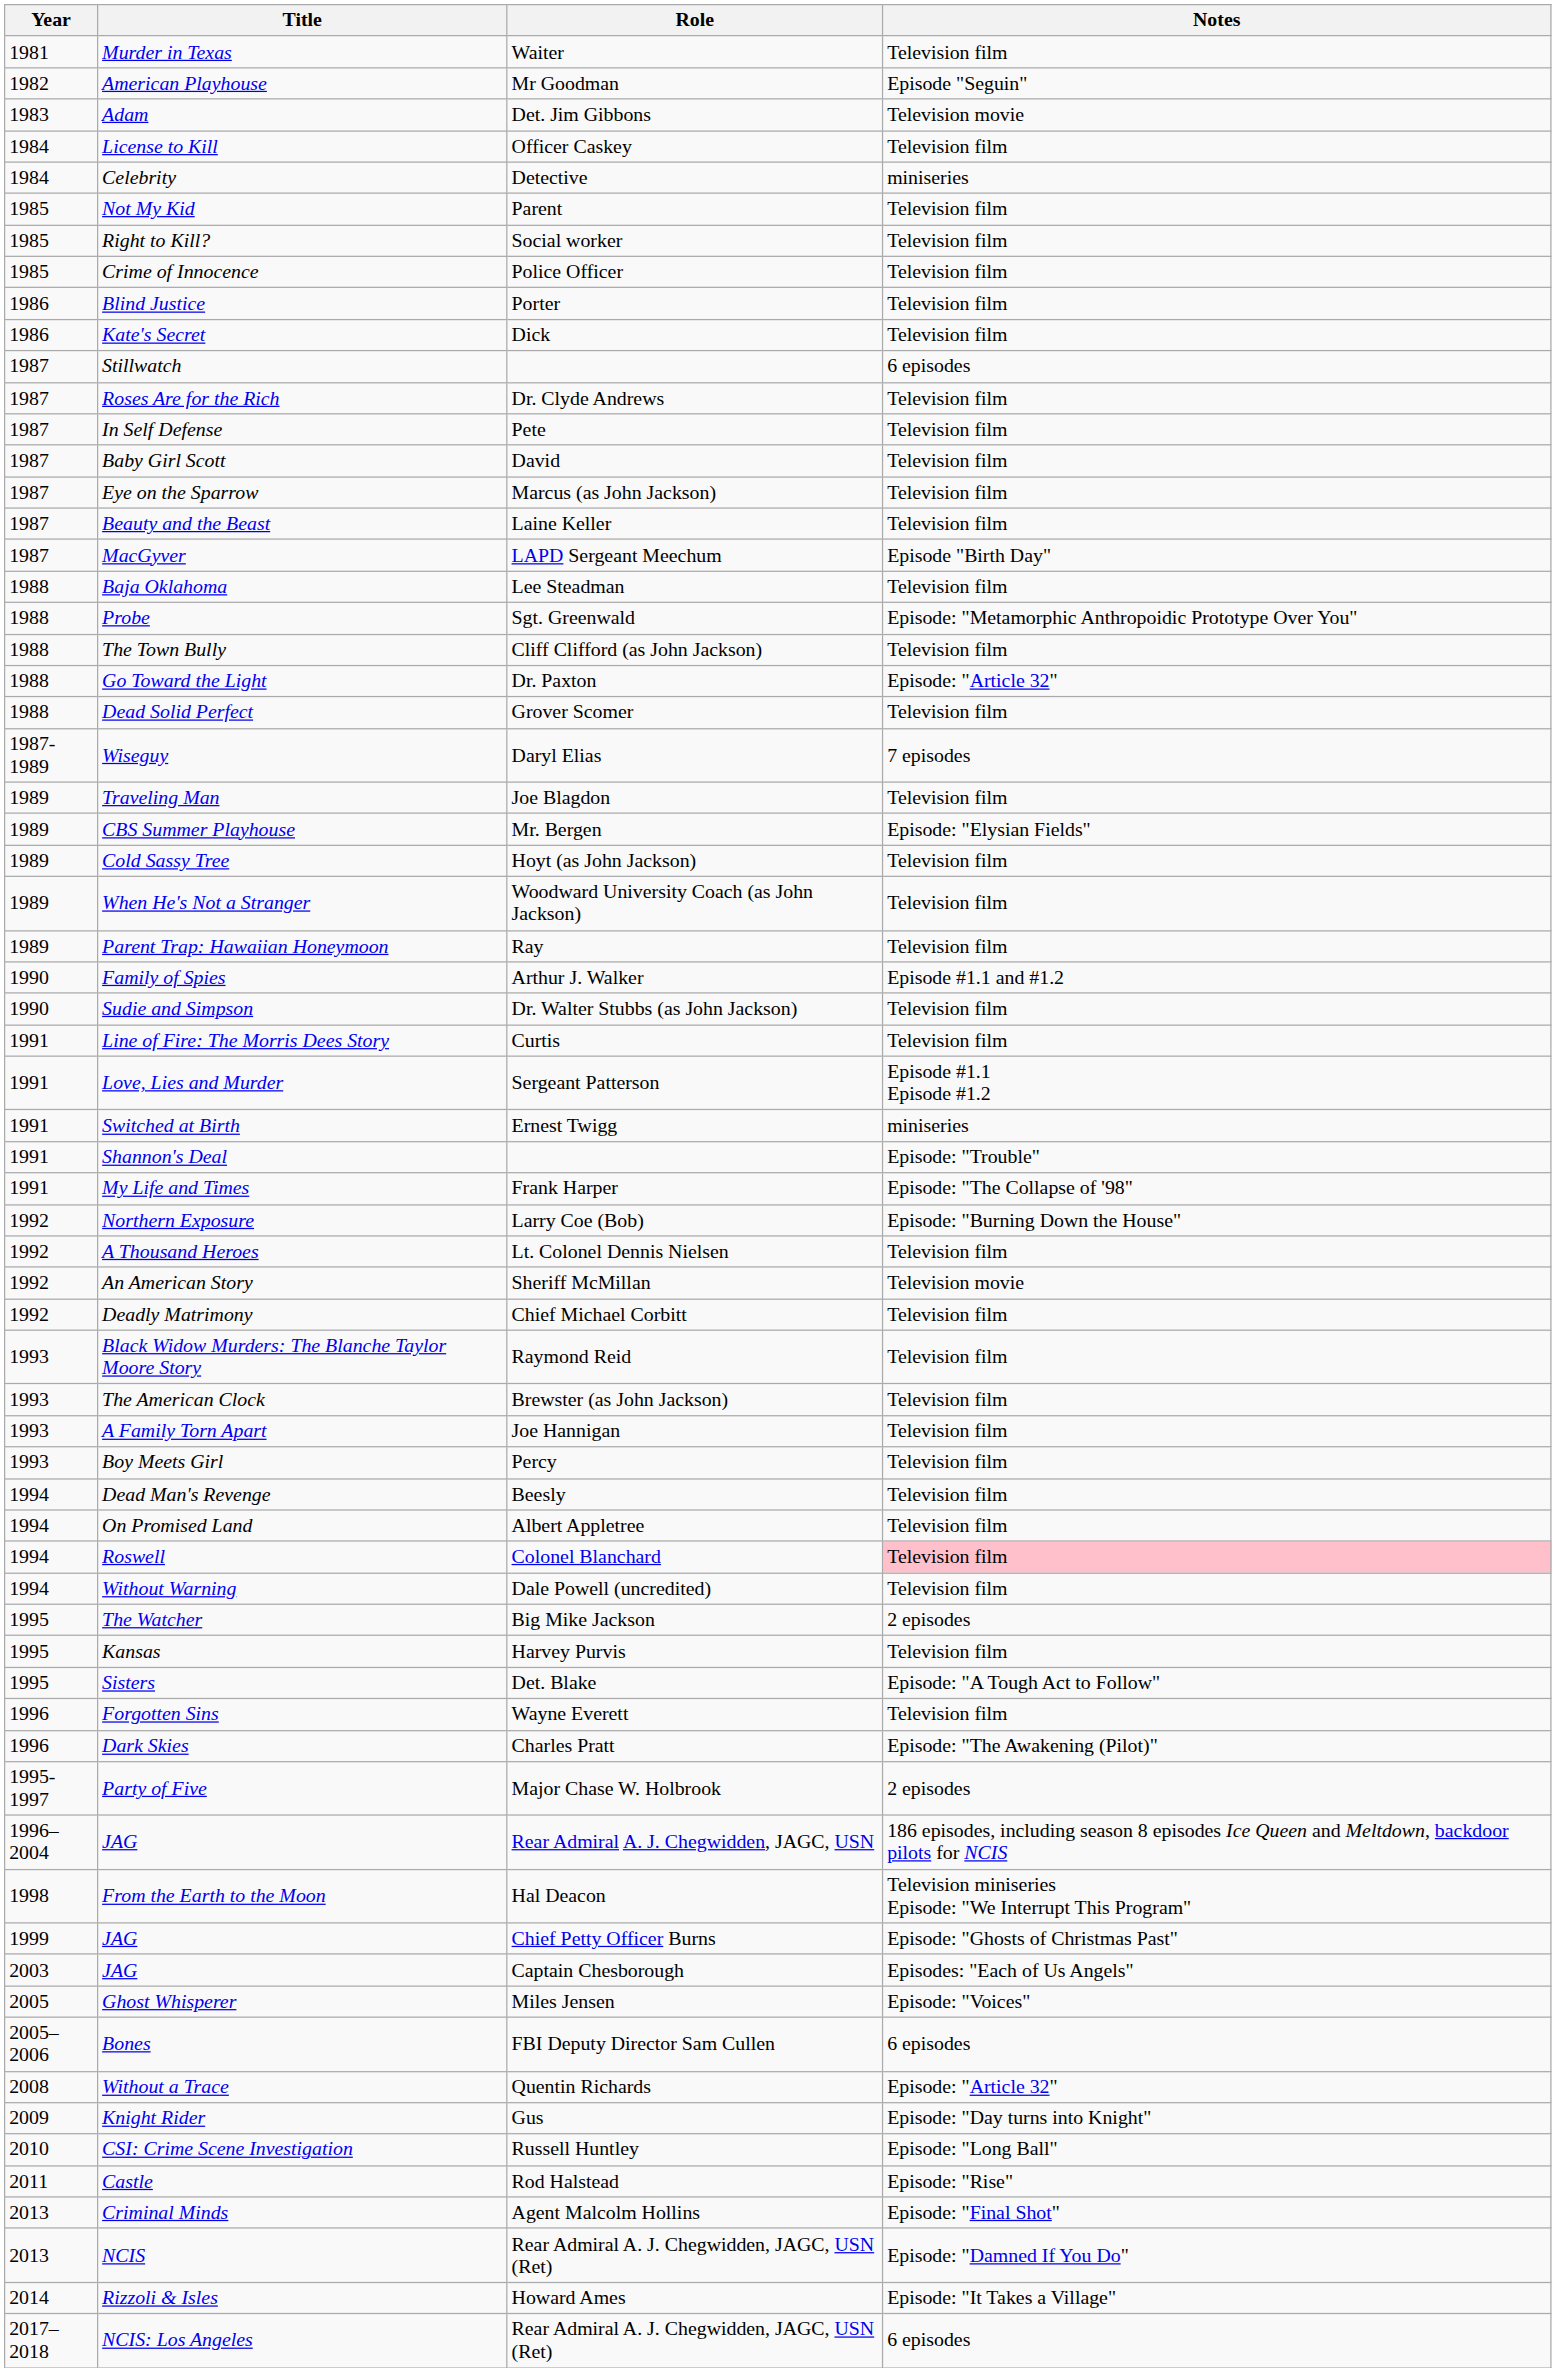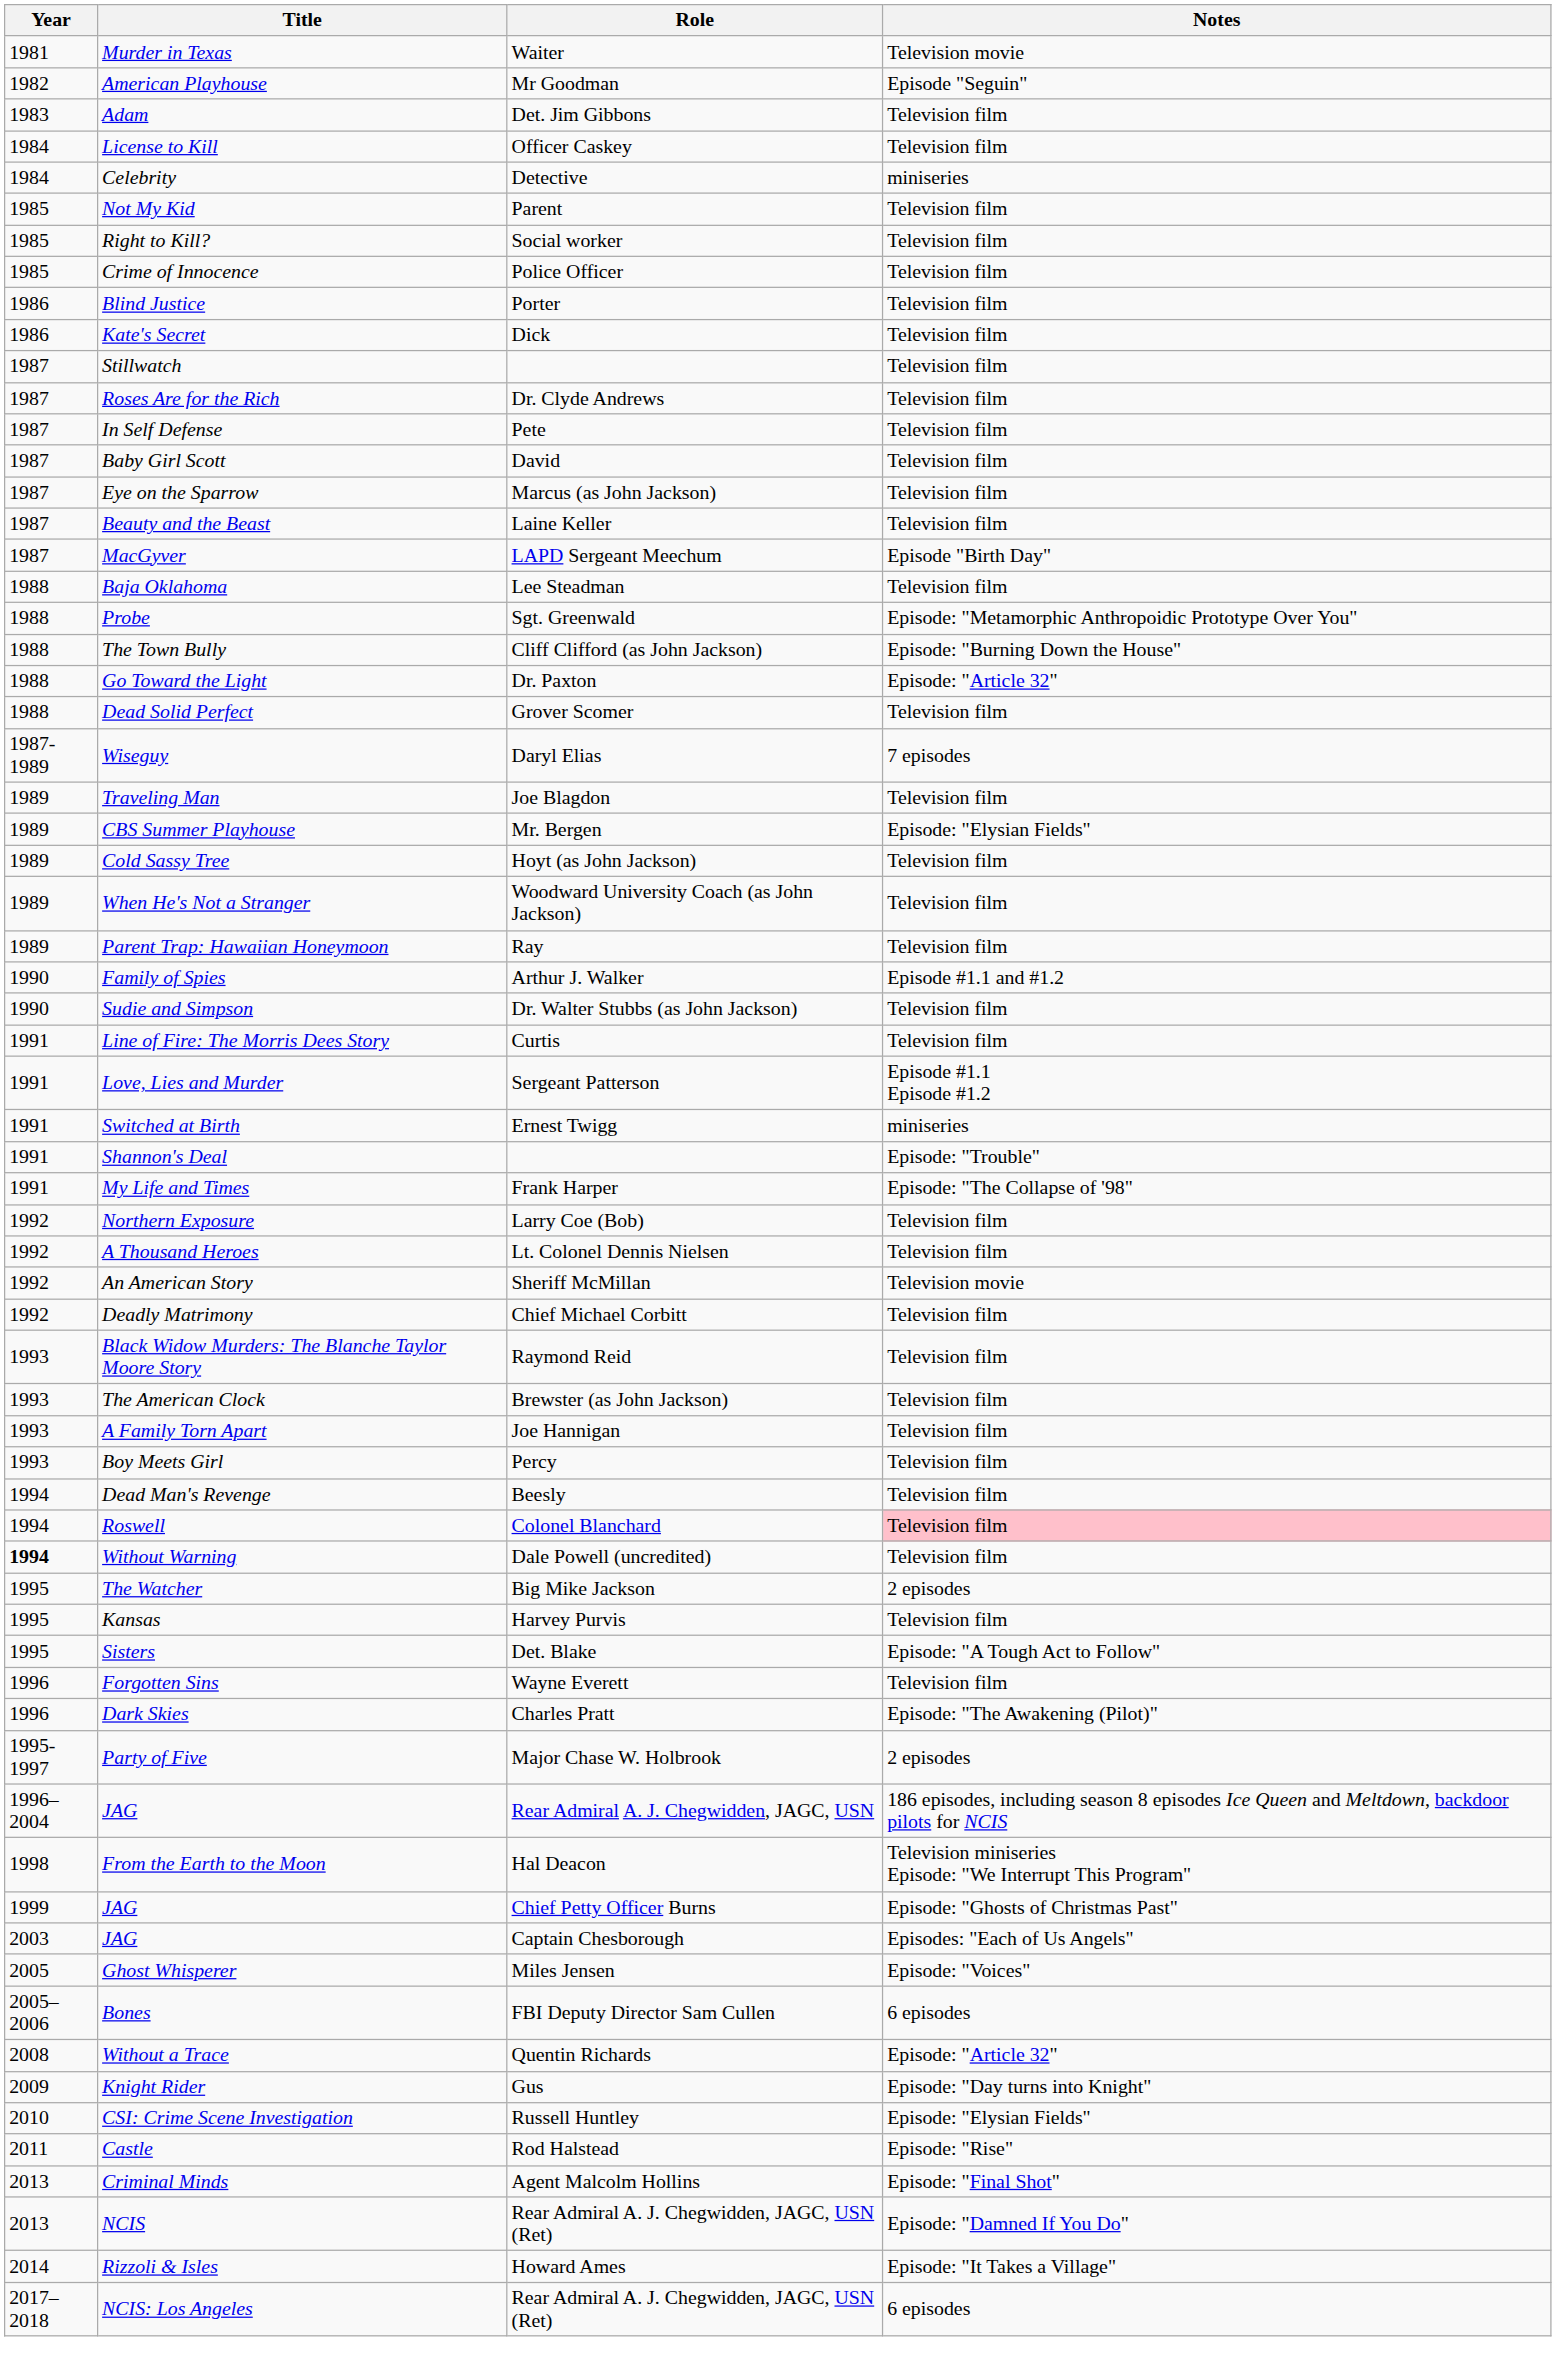(947, 51) Television film -> (956, 51) Television movie
(956, 114) Television movie -> (947, 114) Television film
(929, 366) 6 episodes -> (947, 366) Television film
(947, 649) Television film -> (1034, 649) Episode: "Burning Down the House"
(1034, 1219) Episode: "Burning Down the House" -> (947, 1219) Television film
- row: (177, 1525)
(29, 1588) normal -> (29, 1556) bold
(972, 2149) Episode: "Long Ball" -> (989, 2118) Episode: "Elysian Fields"
